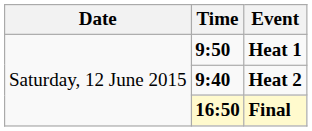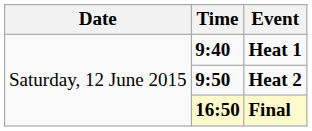(213, 49) 9:50 -> (213, 49) 9:40
(213, 79) 9:40 -> (213, 79) 9:50
